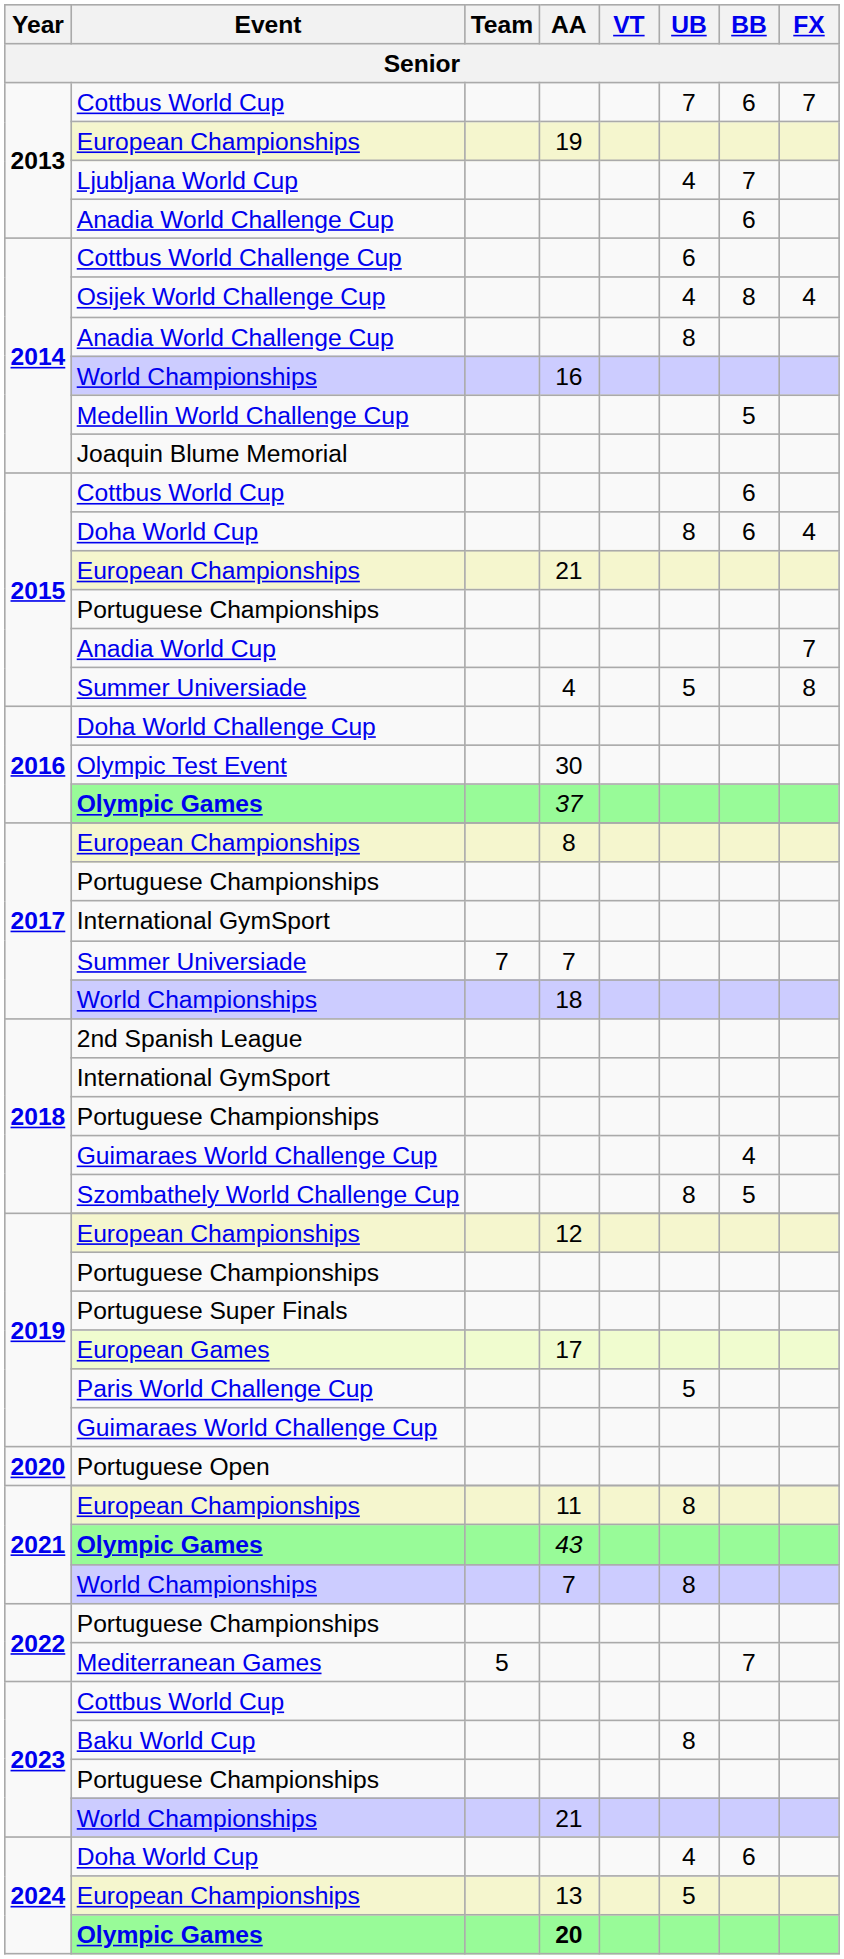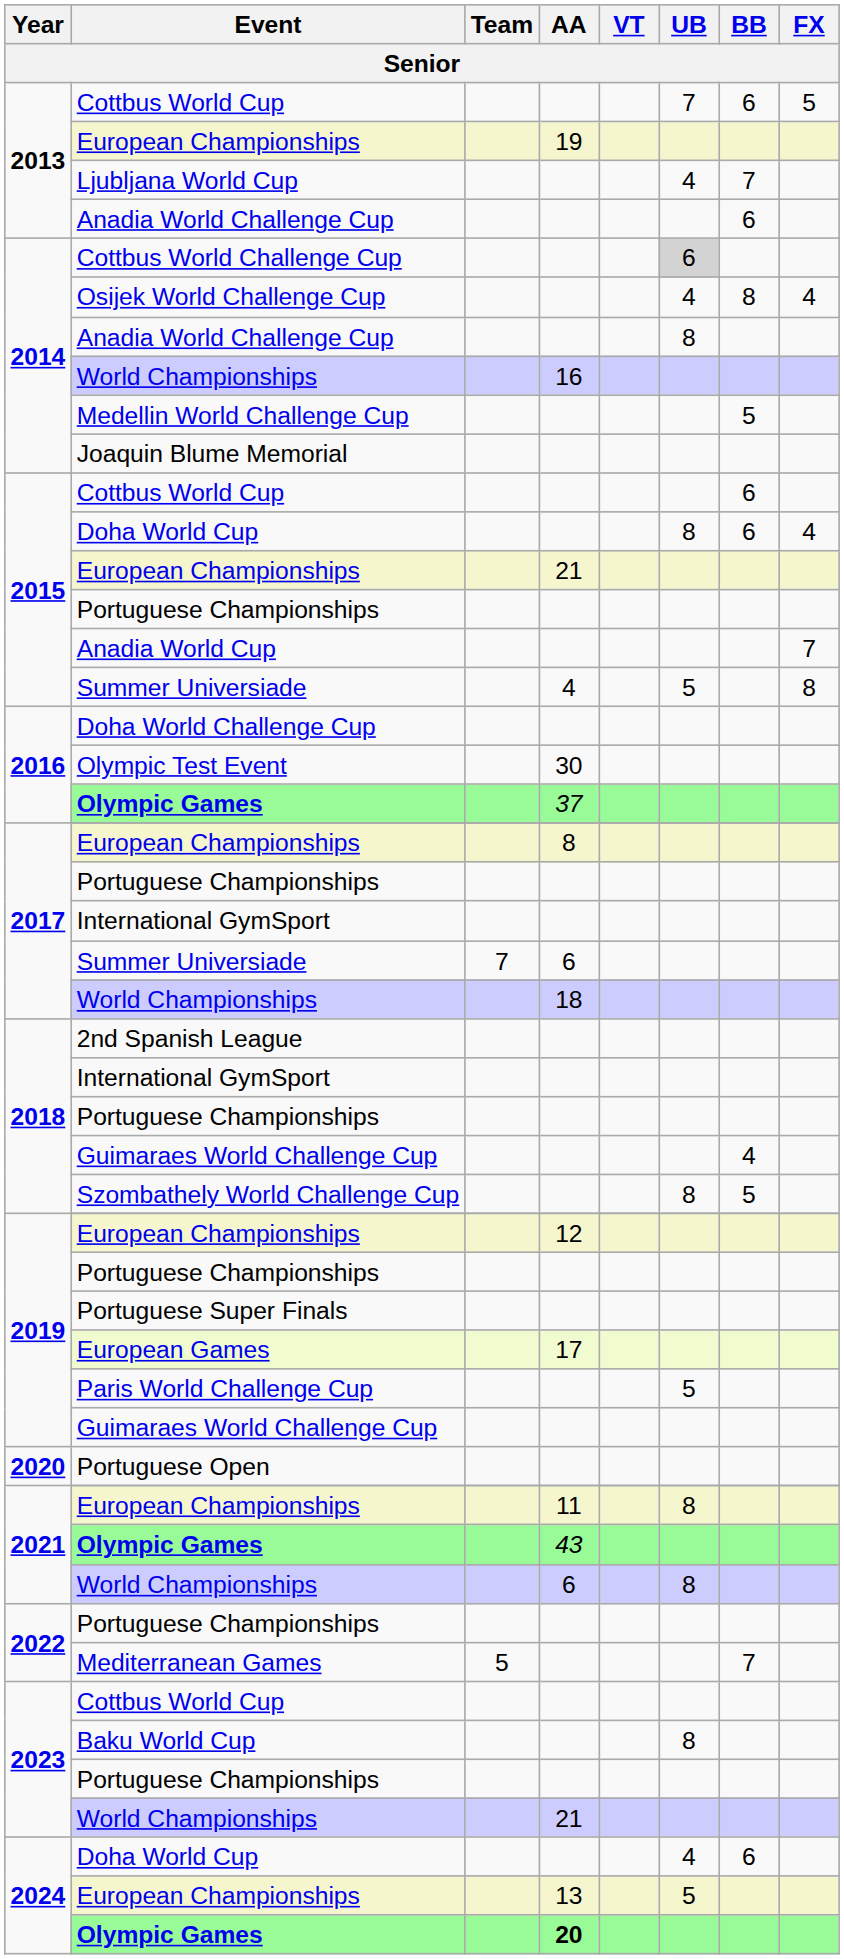(809, 102) 7 -> (809, 102) 5
(689, 258) no background -> (689, 258) lightgrey background
(569, 960) 7 -> (569, 960) 6
(569, 1584) 7 -> (569, 1584) 6
